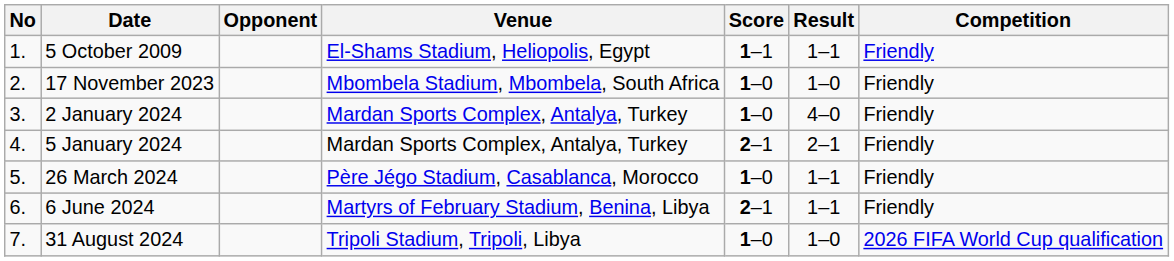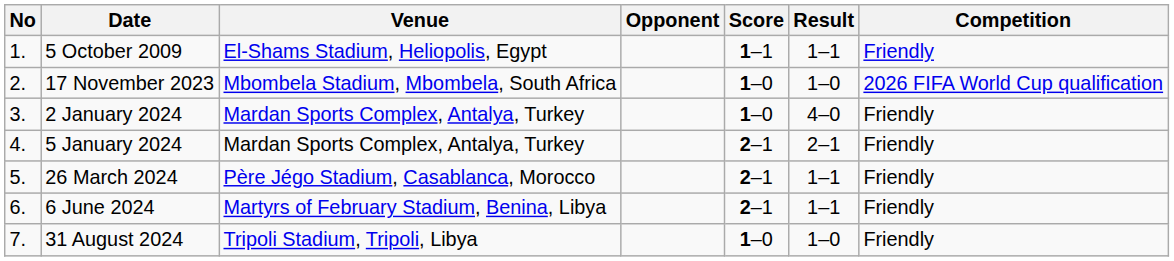columns swapped: (523, 20) <-> (270, 20)
(899, 83) Friendly -> (1013, 83) 2026 FIFA World Cup qualification
(756, 176) 1–0 -> (756, 176) 2–1
(1013, 239) 2026 FIFA World Cup qualification -> (899, 239) Friendly
